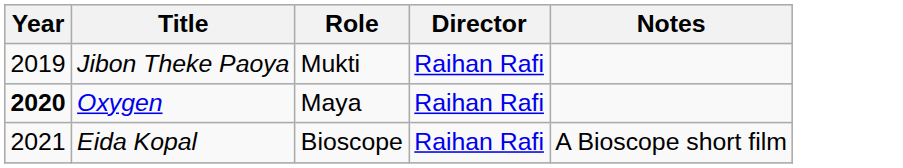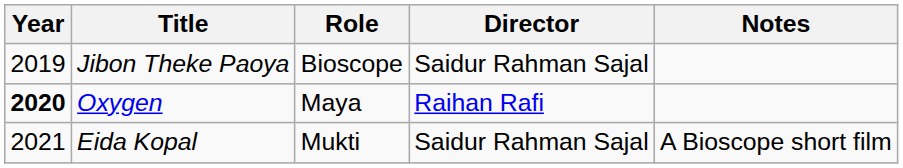(330, 63) Mukti -> (352, 63) Bioscope
(479, 63) Raihan Rafi -> (531, 63) Saidur Rahman Sajal
(352, 142) Bioscope -> (330, 142) Mukti
(479, 142) Raihan Rafi -> (531, 142) Saidur Rahman Sajal
